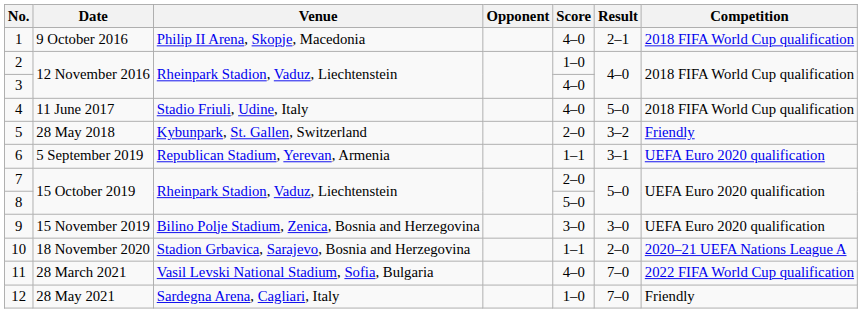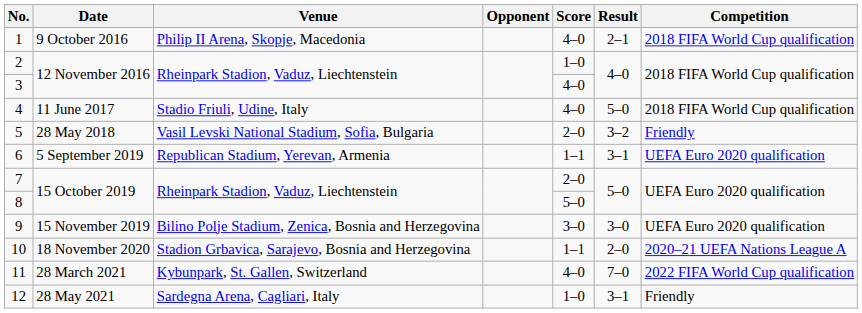(262, 132) Kybunpark, St. Gallen, Switzerland -> (295, 132) Vasil Levski National Stadium, Sofia, Bulgaria
(295, 272) Vasil Levski National Stadium, Sofia, Bulgaria -> (262, 272) Kybunpark, St. Gallen, Switzerland
(618, 296) 7–0 -> (618, 296) 3–1
